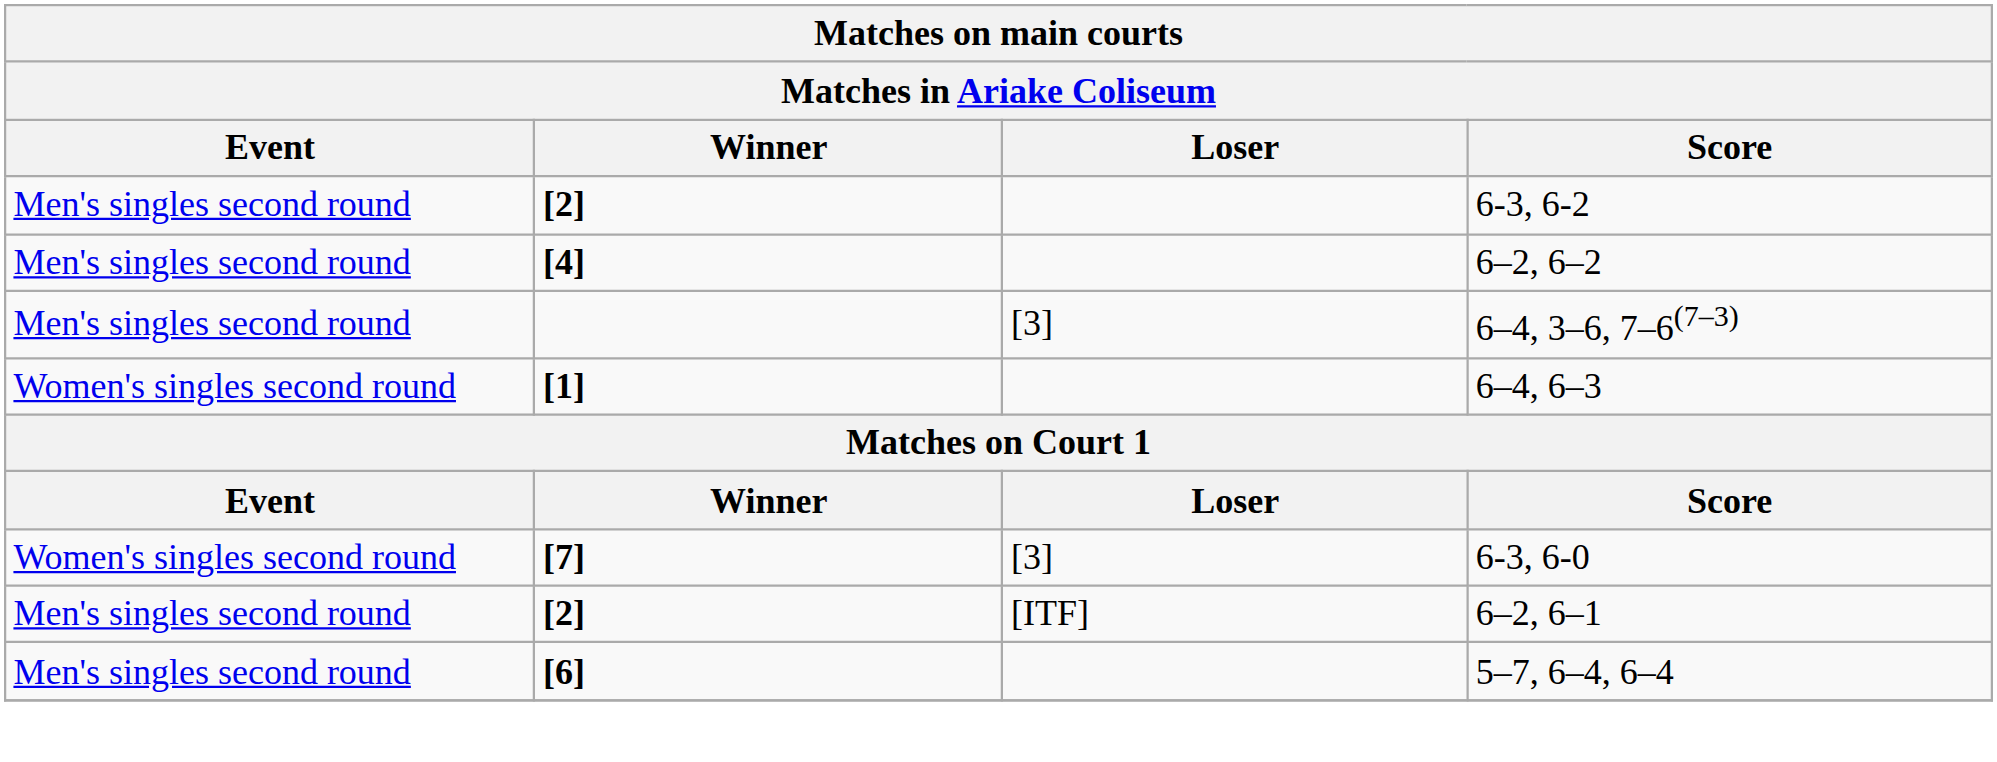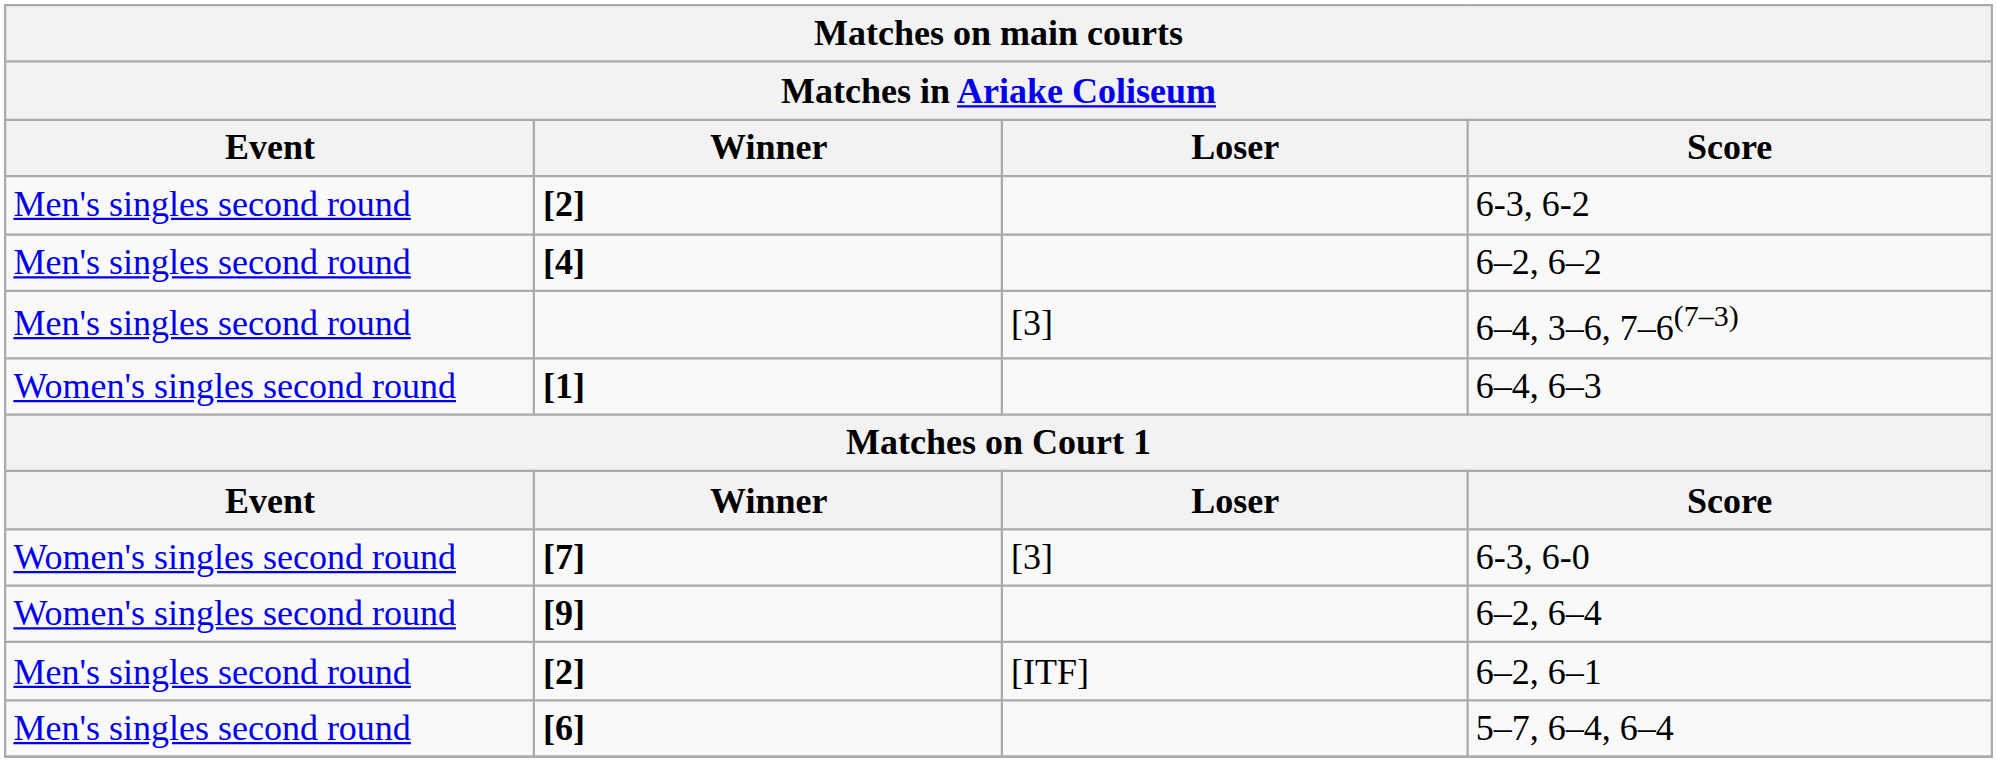+ row: (1539, 613)
